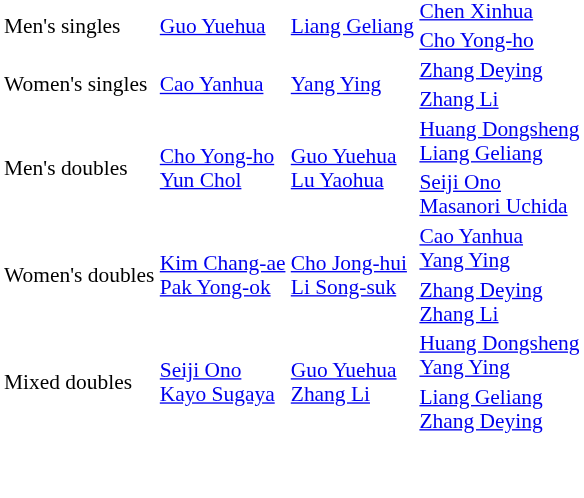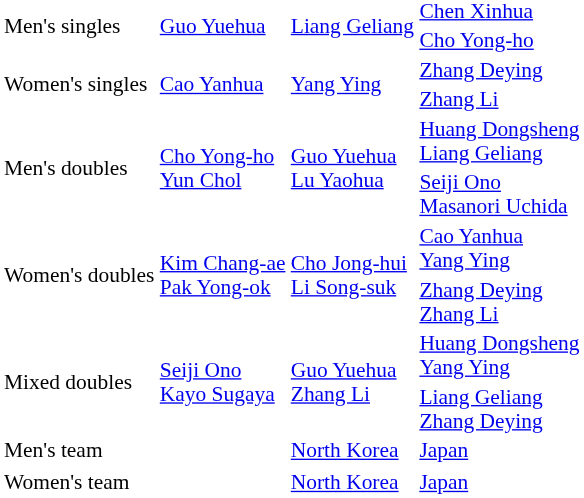+ row: (53, 450)
+ row: (67, 482)
